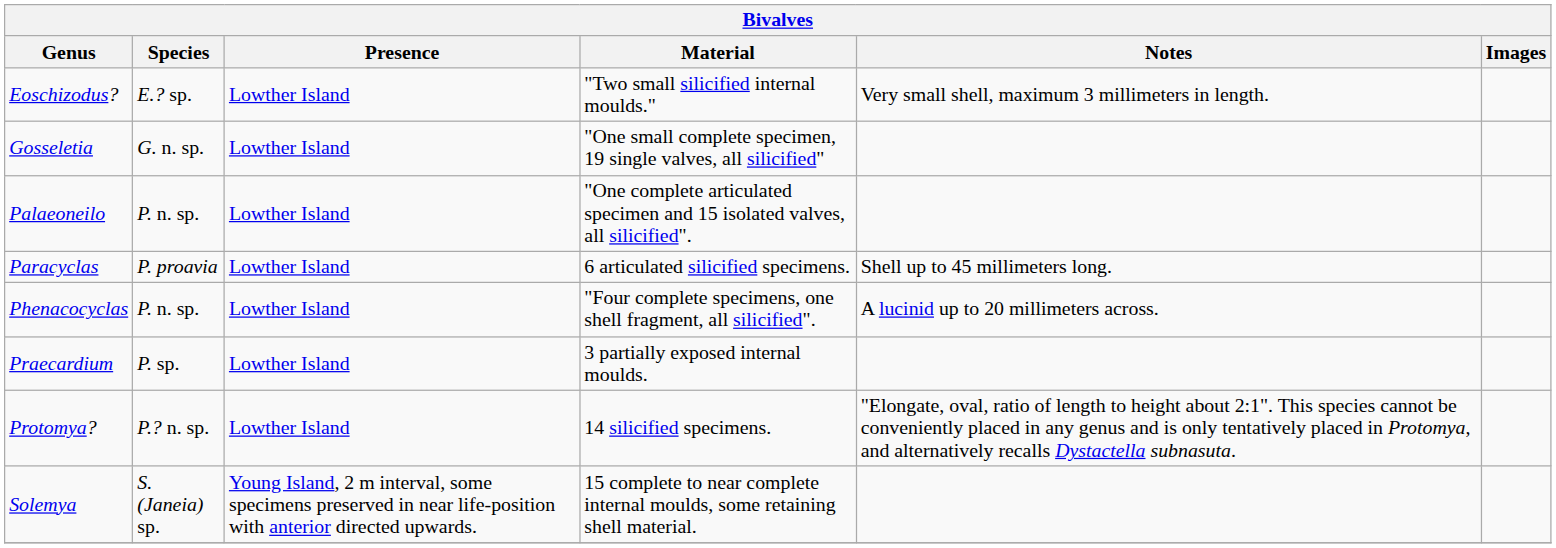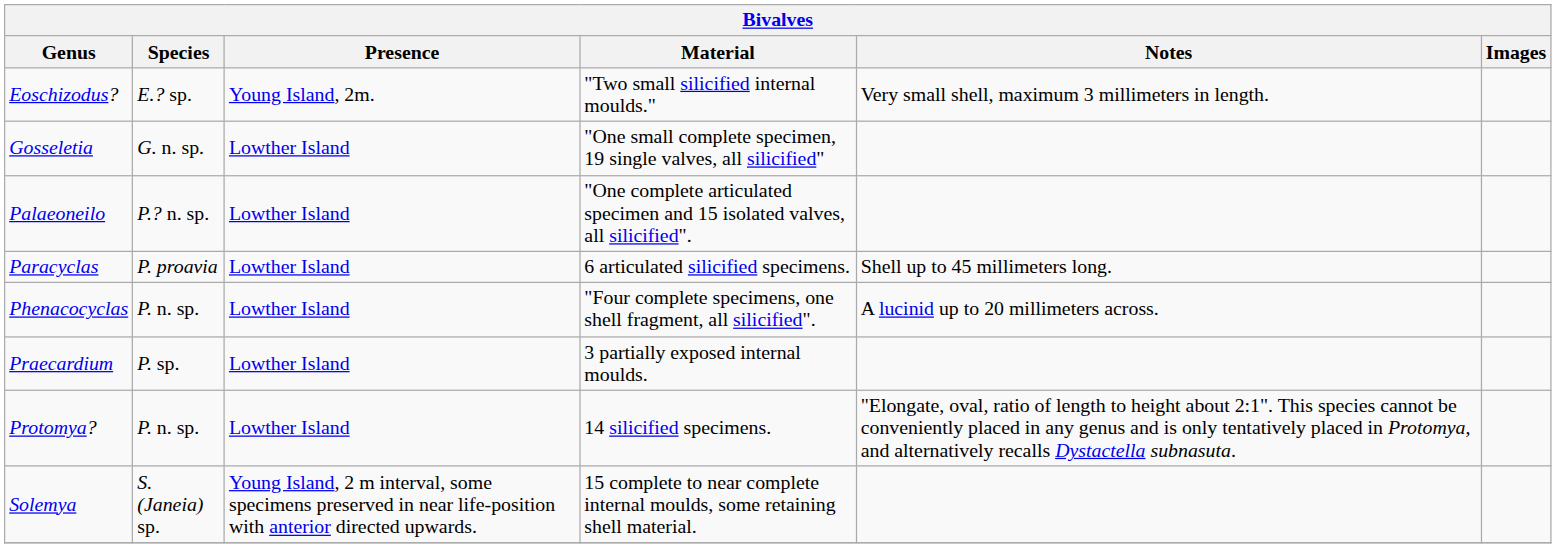(289, 94) Lowther Island -> (302, 94) Young Island, 2m.
(168, 213) P. n. sp. -> (173, 213) P.? n. sp.
(173, 428) P.? n. sp. -> (168, 428) P. n. sp.
